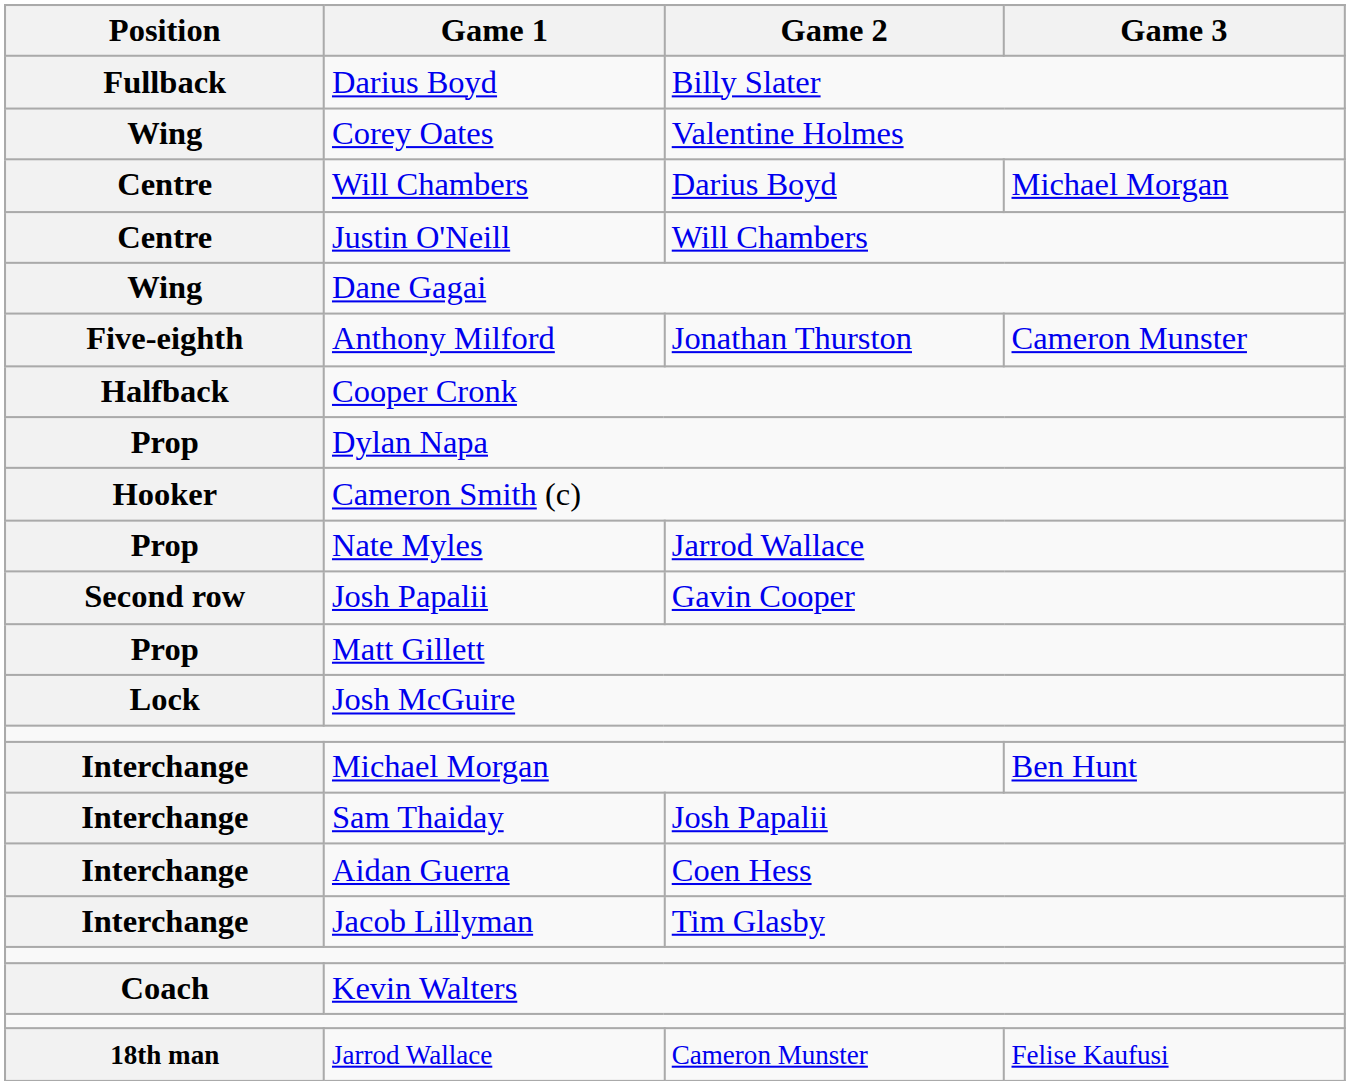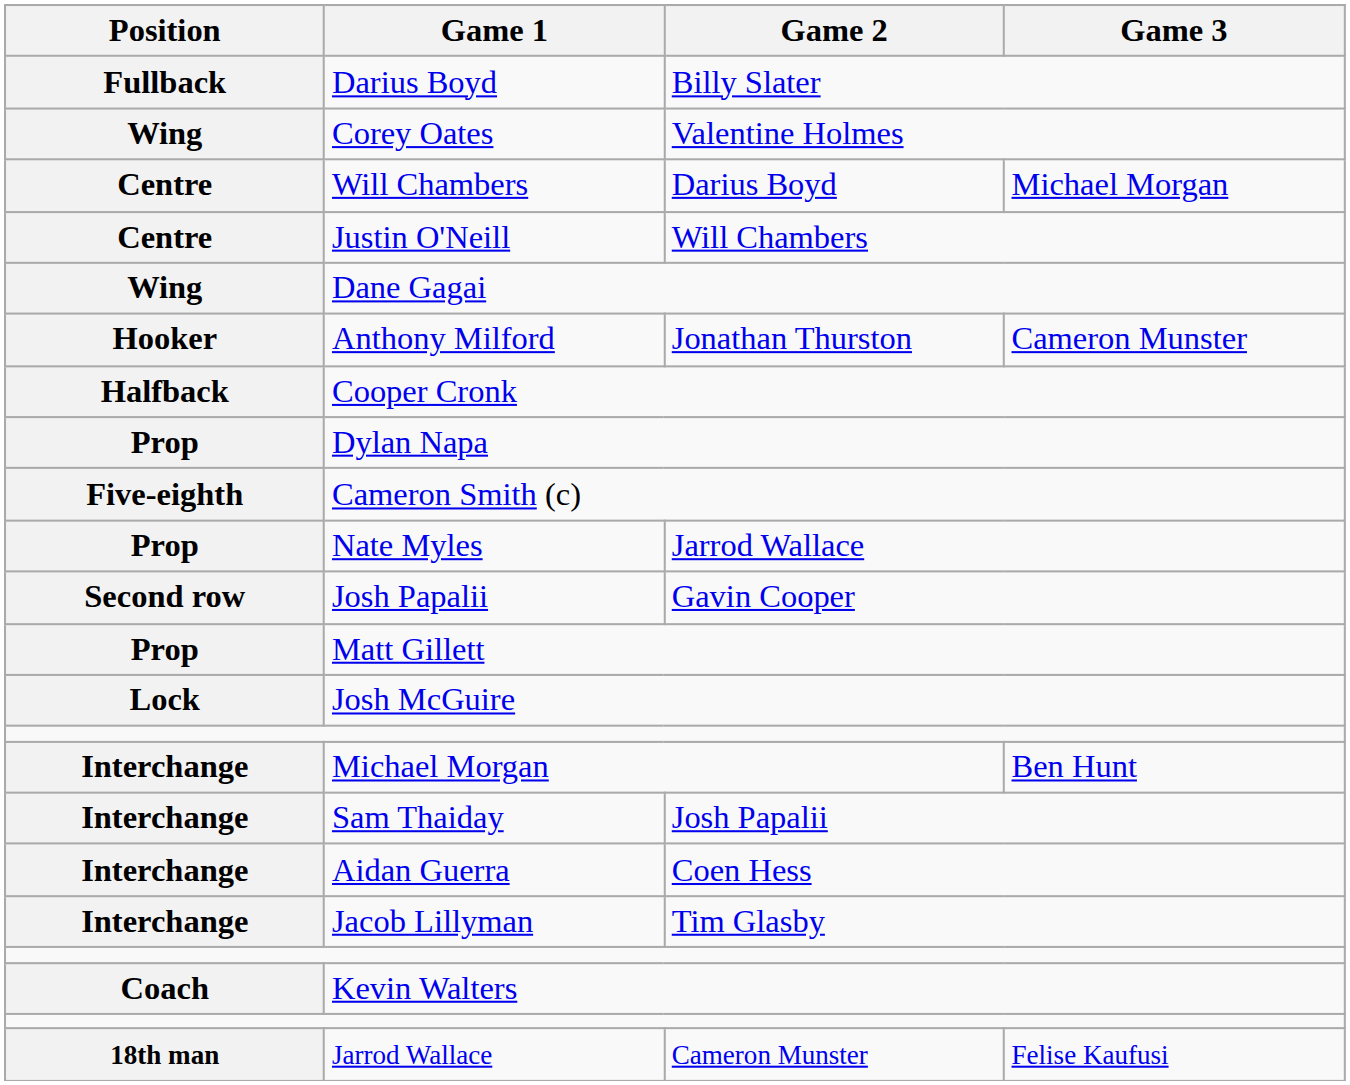(165, 339) Five-eighth -> (165, 339) Hooker
(165, 493) Hooker -> (165, 493) Five-eighth
